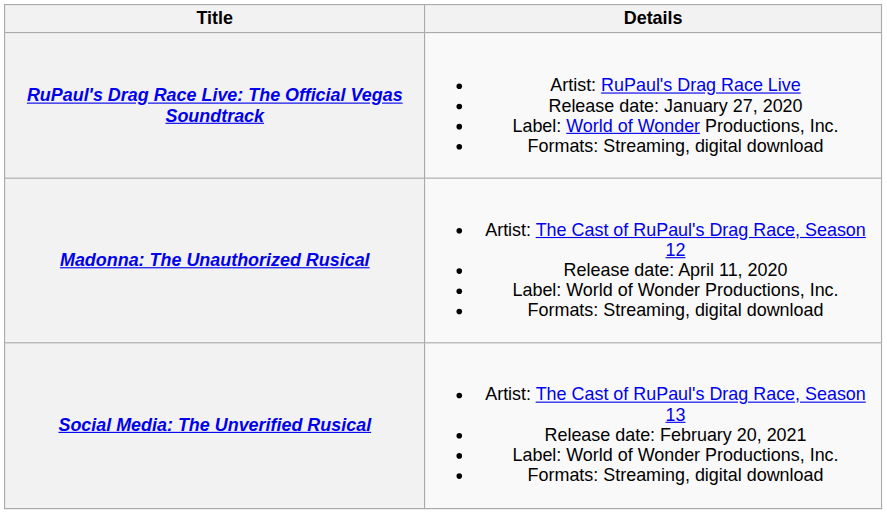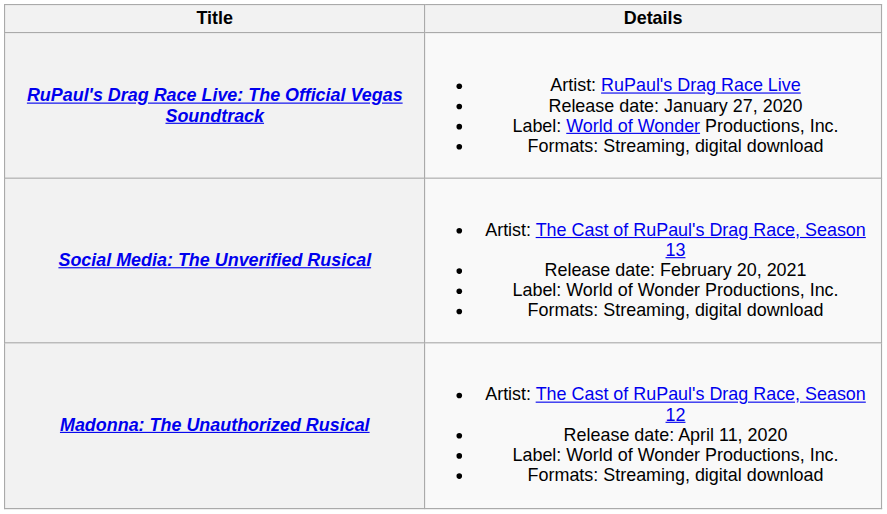rows swapped: (215, 260) <-> (215, 425)
